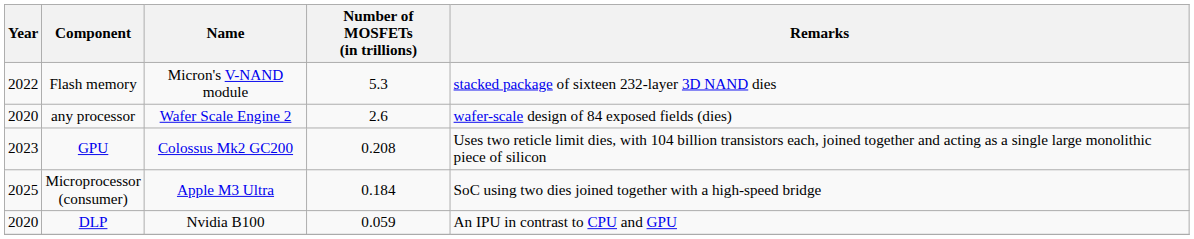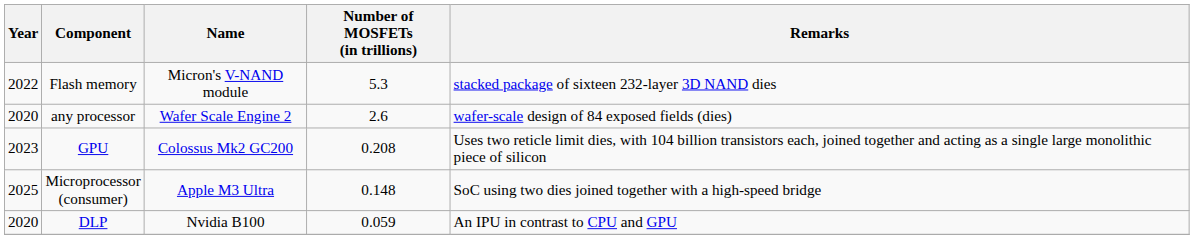(378, 189) 0.184 -> (378, 189) 0.148
